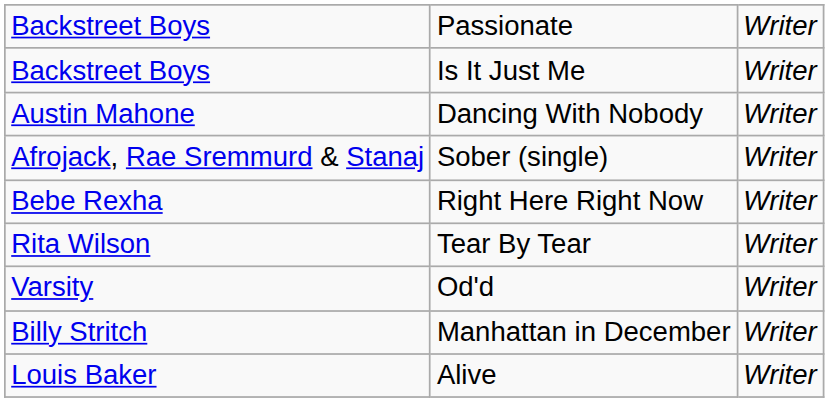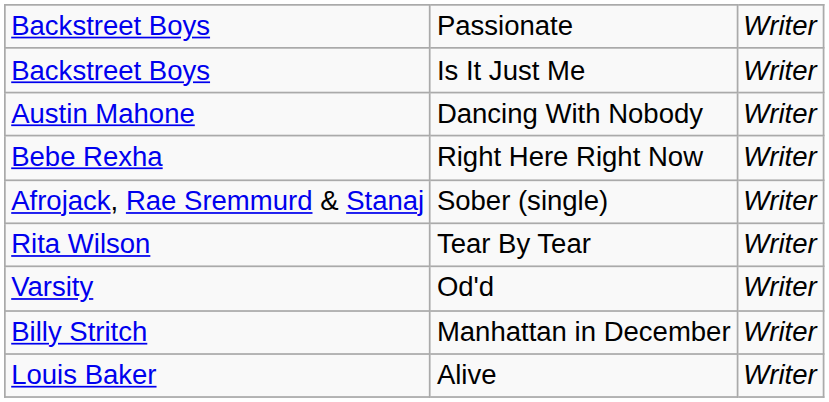rows swapped: (87, 200) <-> (218, 157)
